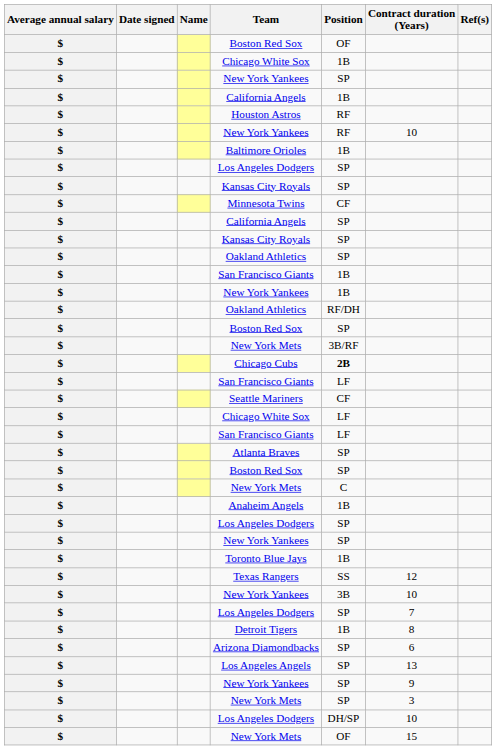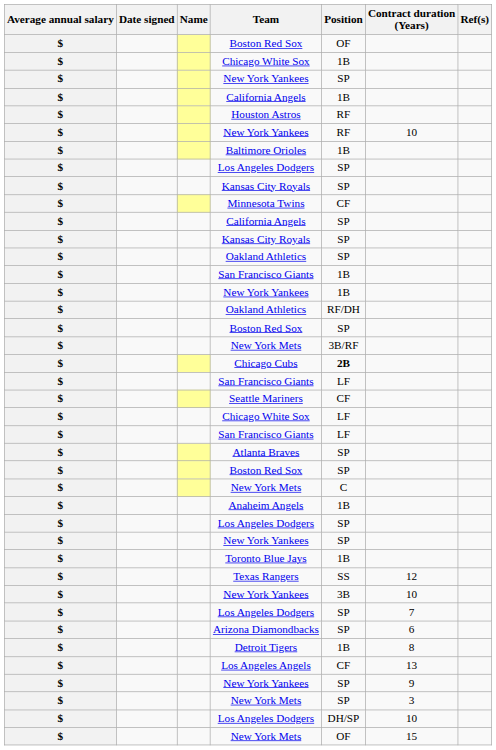rows swapped: (60, 629) <-> (60, 647)
(343, 665) SP -> (343, 665) CF
